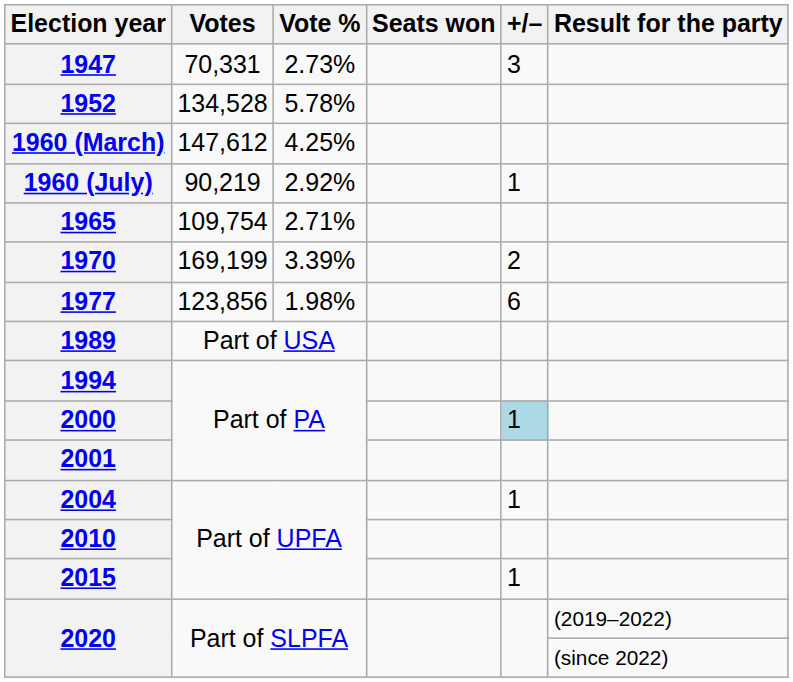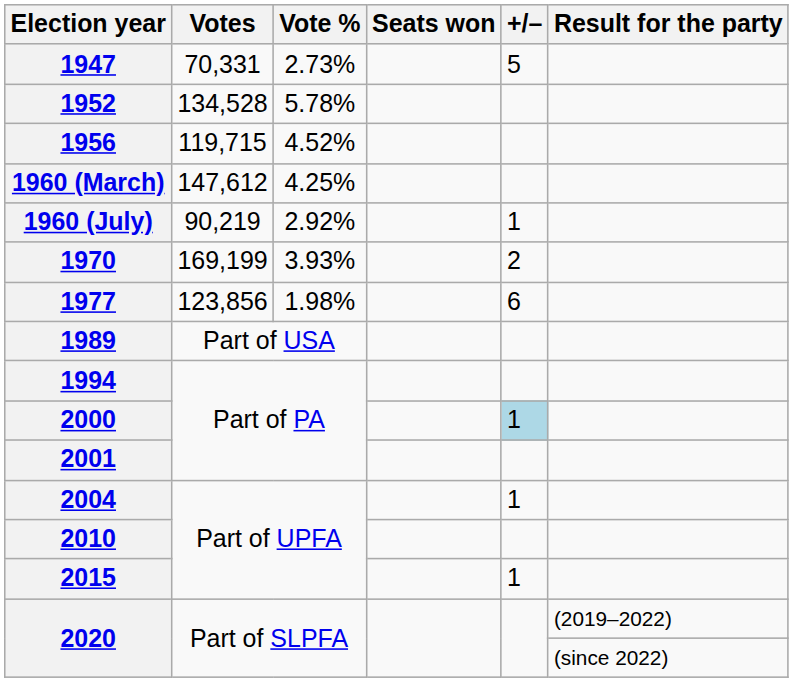(514, 63) 3 -> (514, 63) 5
+ row: (88, 143)
- row: (88, 222)
(320, 261) 3.39% -> (320, 261) 3.93%
